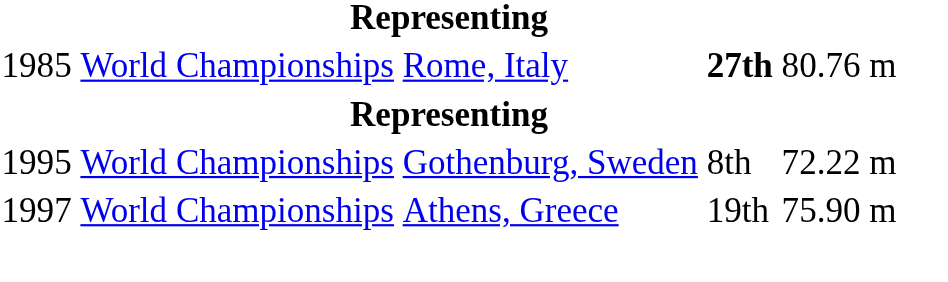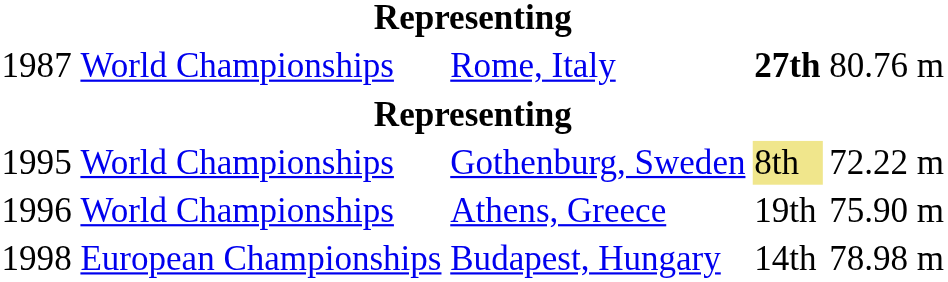(37, 65) 1985 -> (37, 65) 1987
(729, 162) no background -> (777, 162) khaki background
(37, 210) 1997 -> (37, 210) 1996
+ row: (586, 258)
